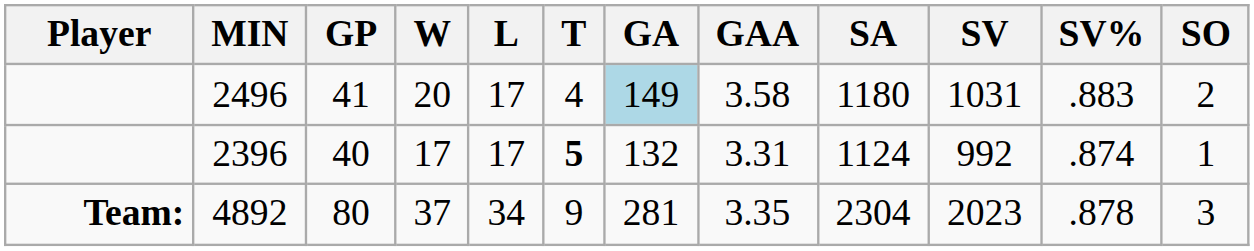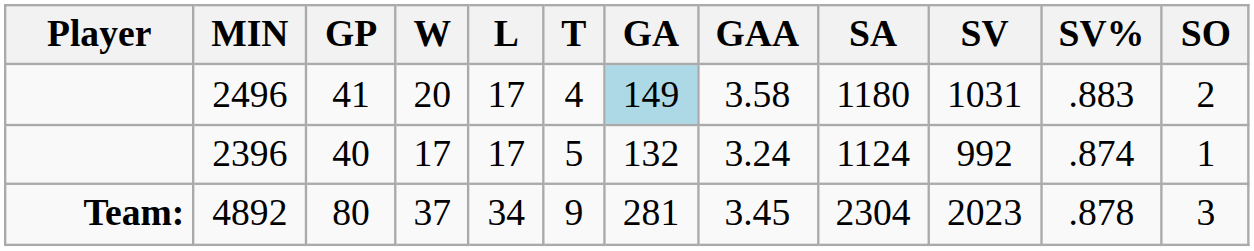(574, 153) bold -> (574, 153) normal
(757, 153) 3.31 -> (757, 153) 3.24
(757, 213) 3.35 -> (757, 213) 3.45
